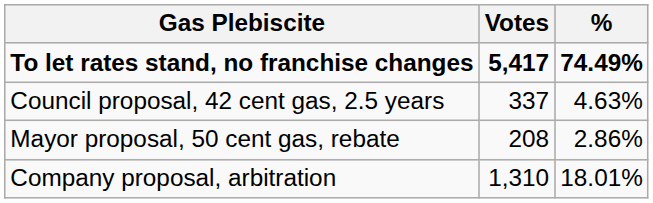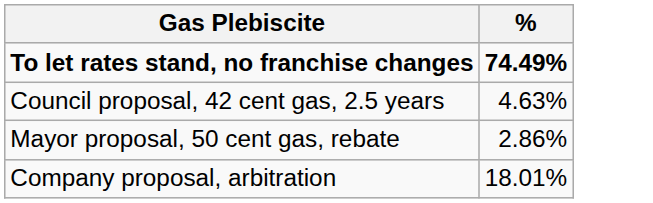- column: (517, 23)
